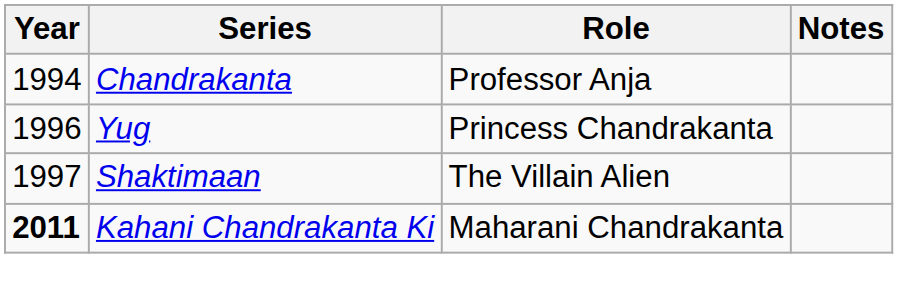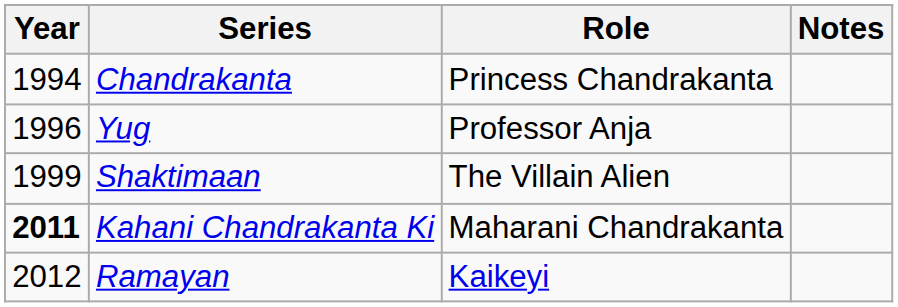(550, 78) Professor Anja -> (611, 78) Princess Chandrakanta
(611, 128) Princess Chandrakanta -> (550, 128) Professor Anja
(47, 177) 1997 -> (47, 177) 1999
+ row: (163, 276)
